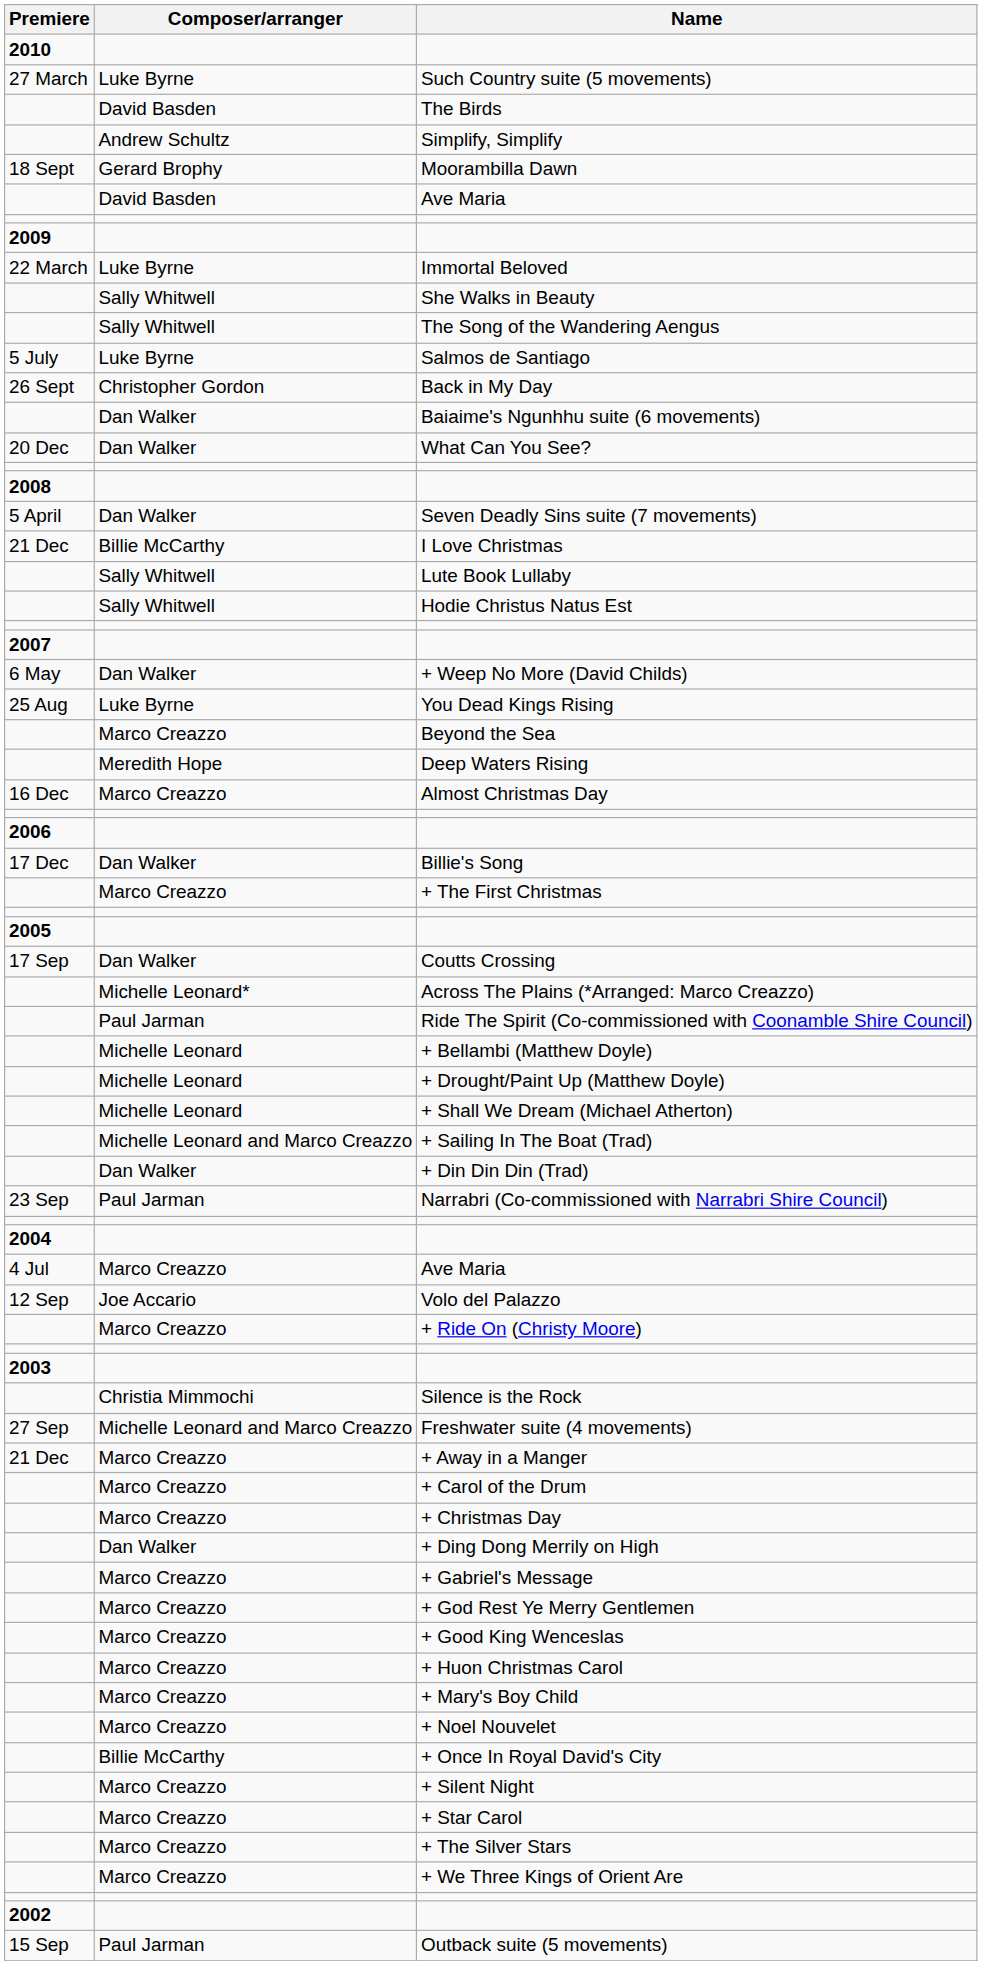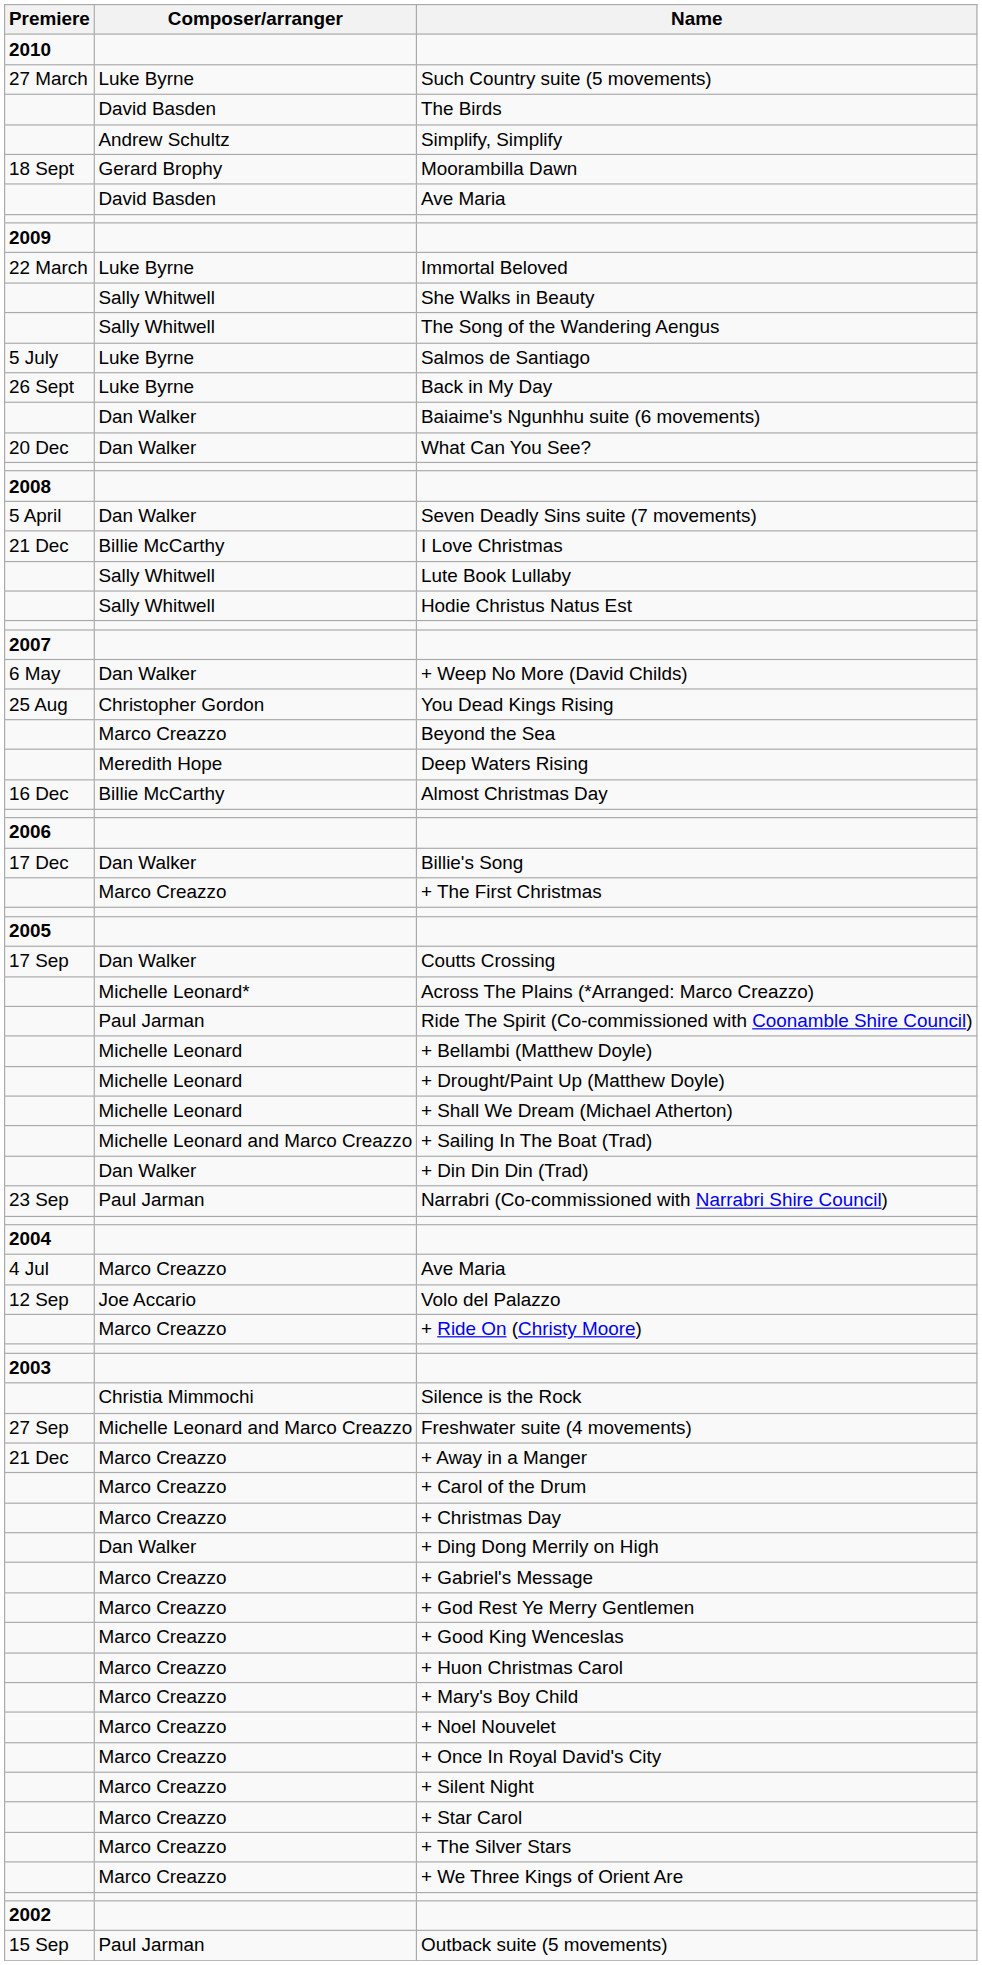(181, 387) Christopher Gordon -> (146, 387) Luke Byrne
(146, 704) Luke Byrne -> (181, 704) Christopher Gordon
(162, 794) Marco Creazzo -> (161, 794) Billie McCarthy
(161, 1757) Billie McCarthy -> (162, 1757) Marco Creazzo
